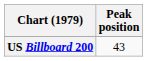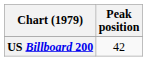(119, 46) 43 -> (119, 46) 42
